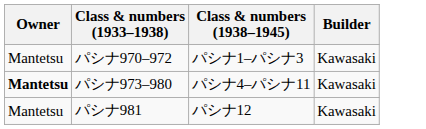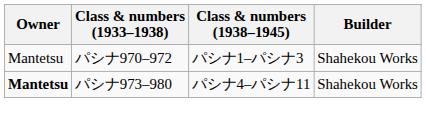(347, 58) Kawasaki -> (368, 58) Shahekou Works
(347, 84) Kawasaki -> (368, 84) Shahekou Works
- row: (109, 110)
